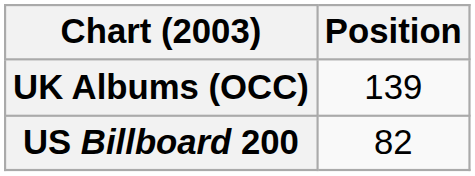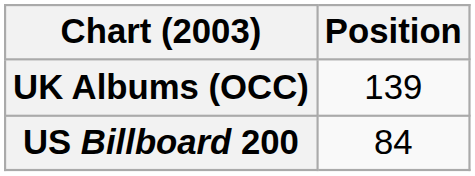(393, 142) 82 -> (393, 142) 84
